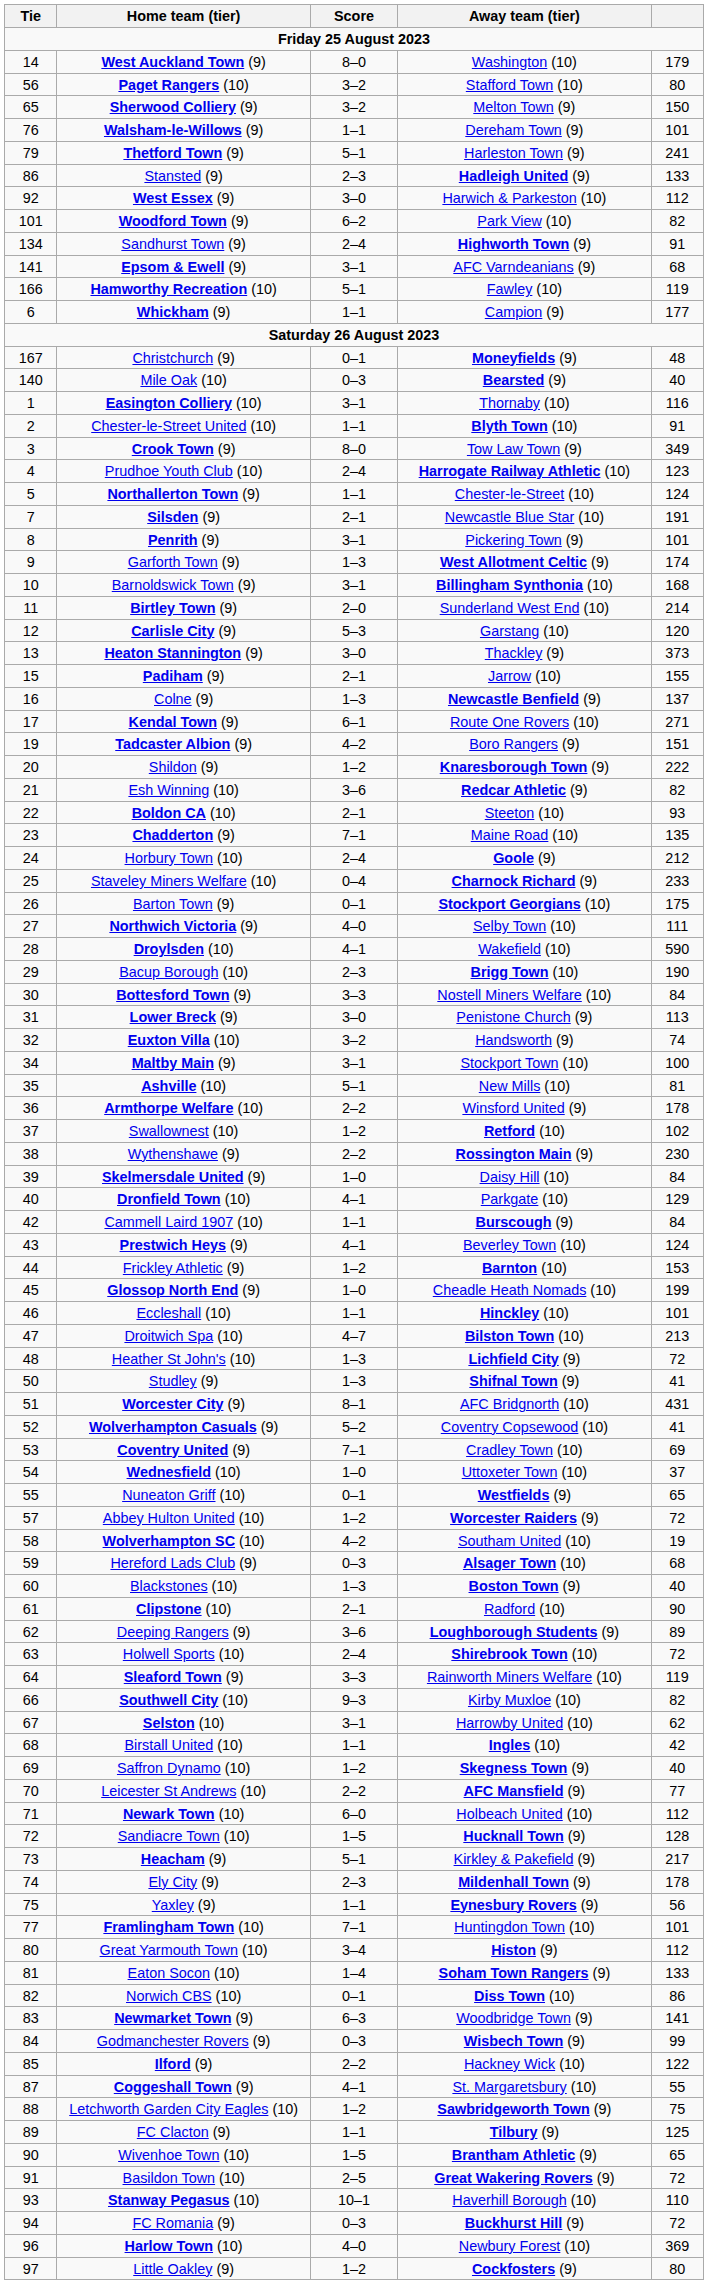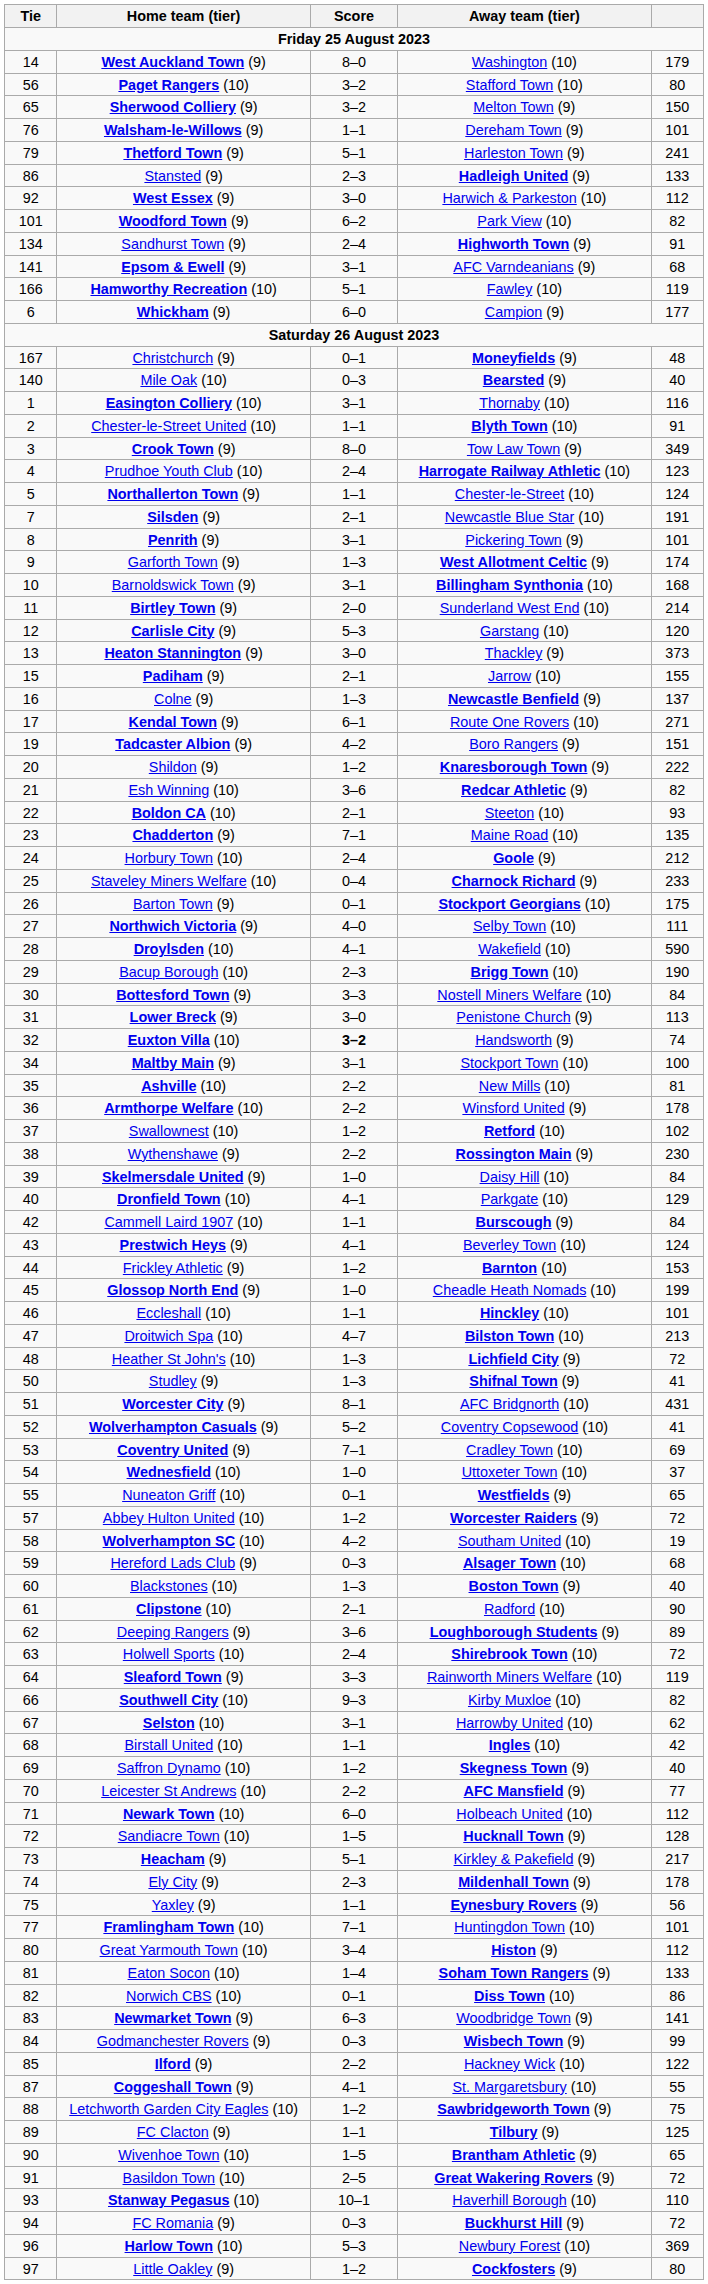(354, 312) 1–1 -> (354, 312) 6–0
(354, 1040) normal -> (354, 1040) bold
(354, 1086) 5–1 -> (354, 1086) 2–2
(354, 2246) 4–0 -> (354, 2246) 5–3
